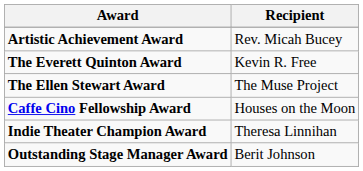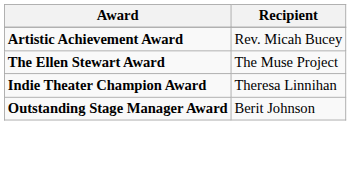- row: (95, 62)
- row: (99, 108)
